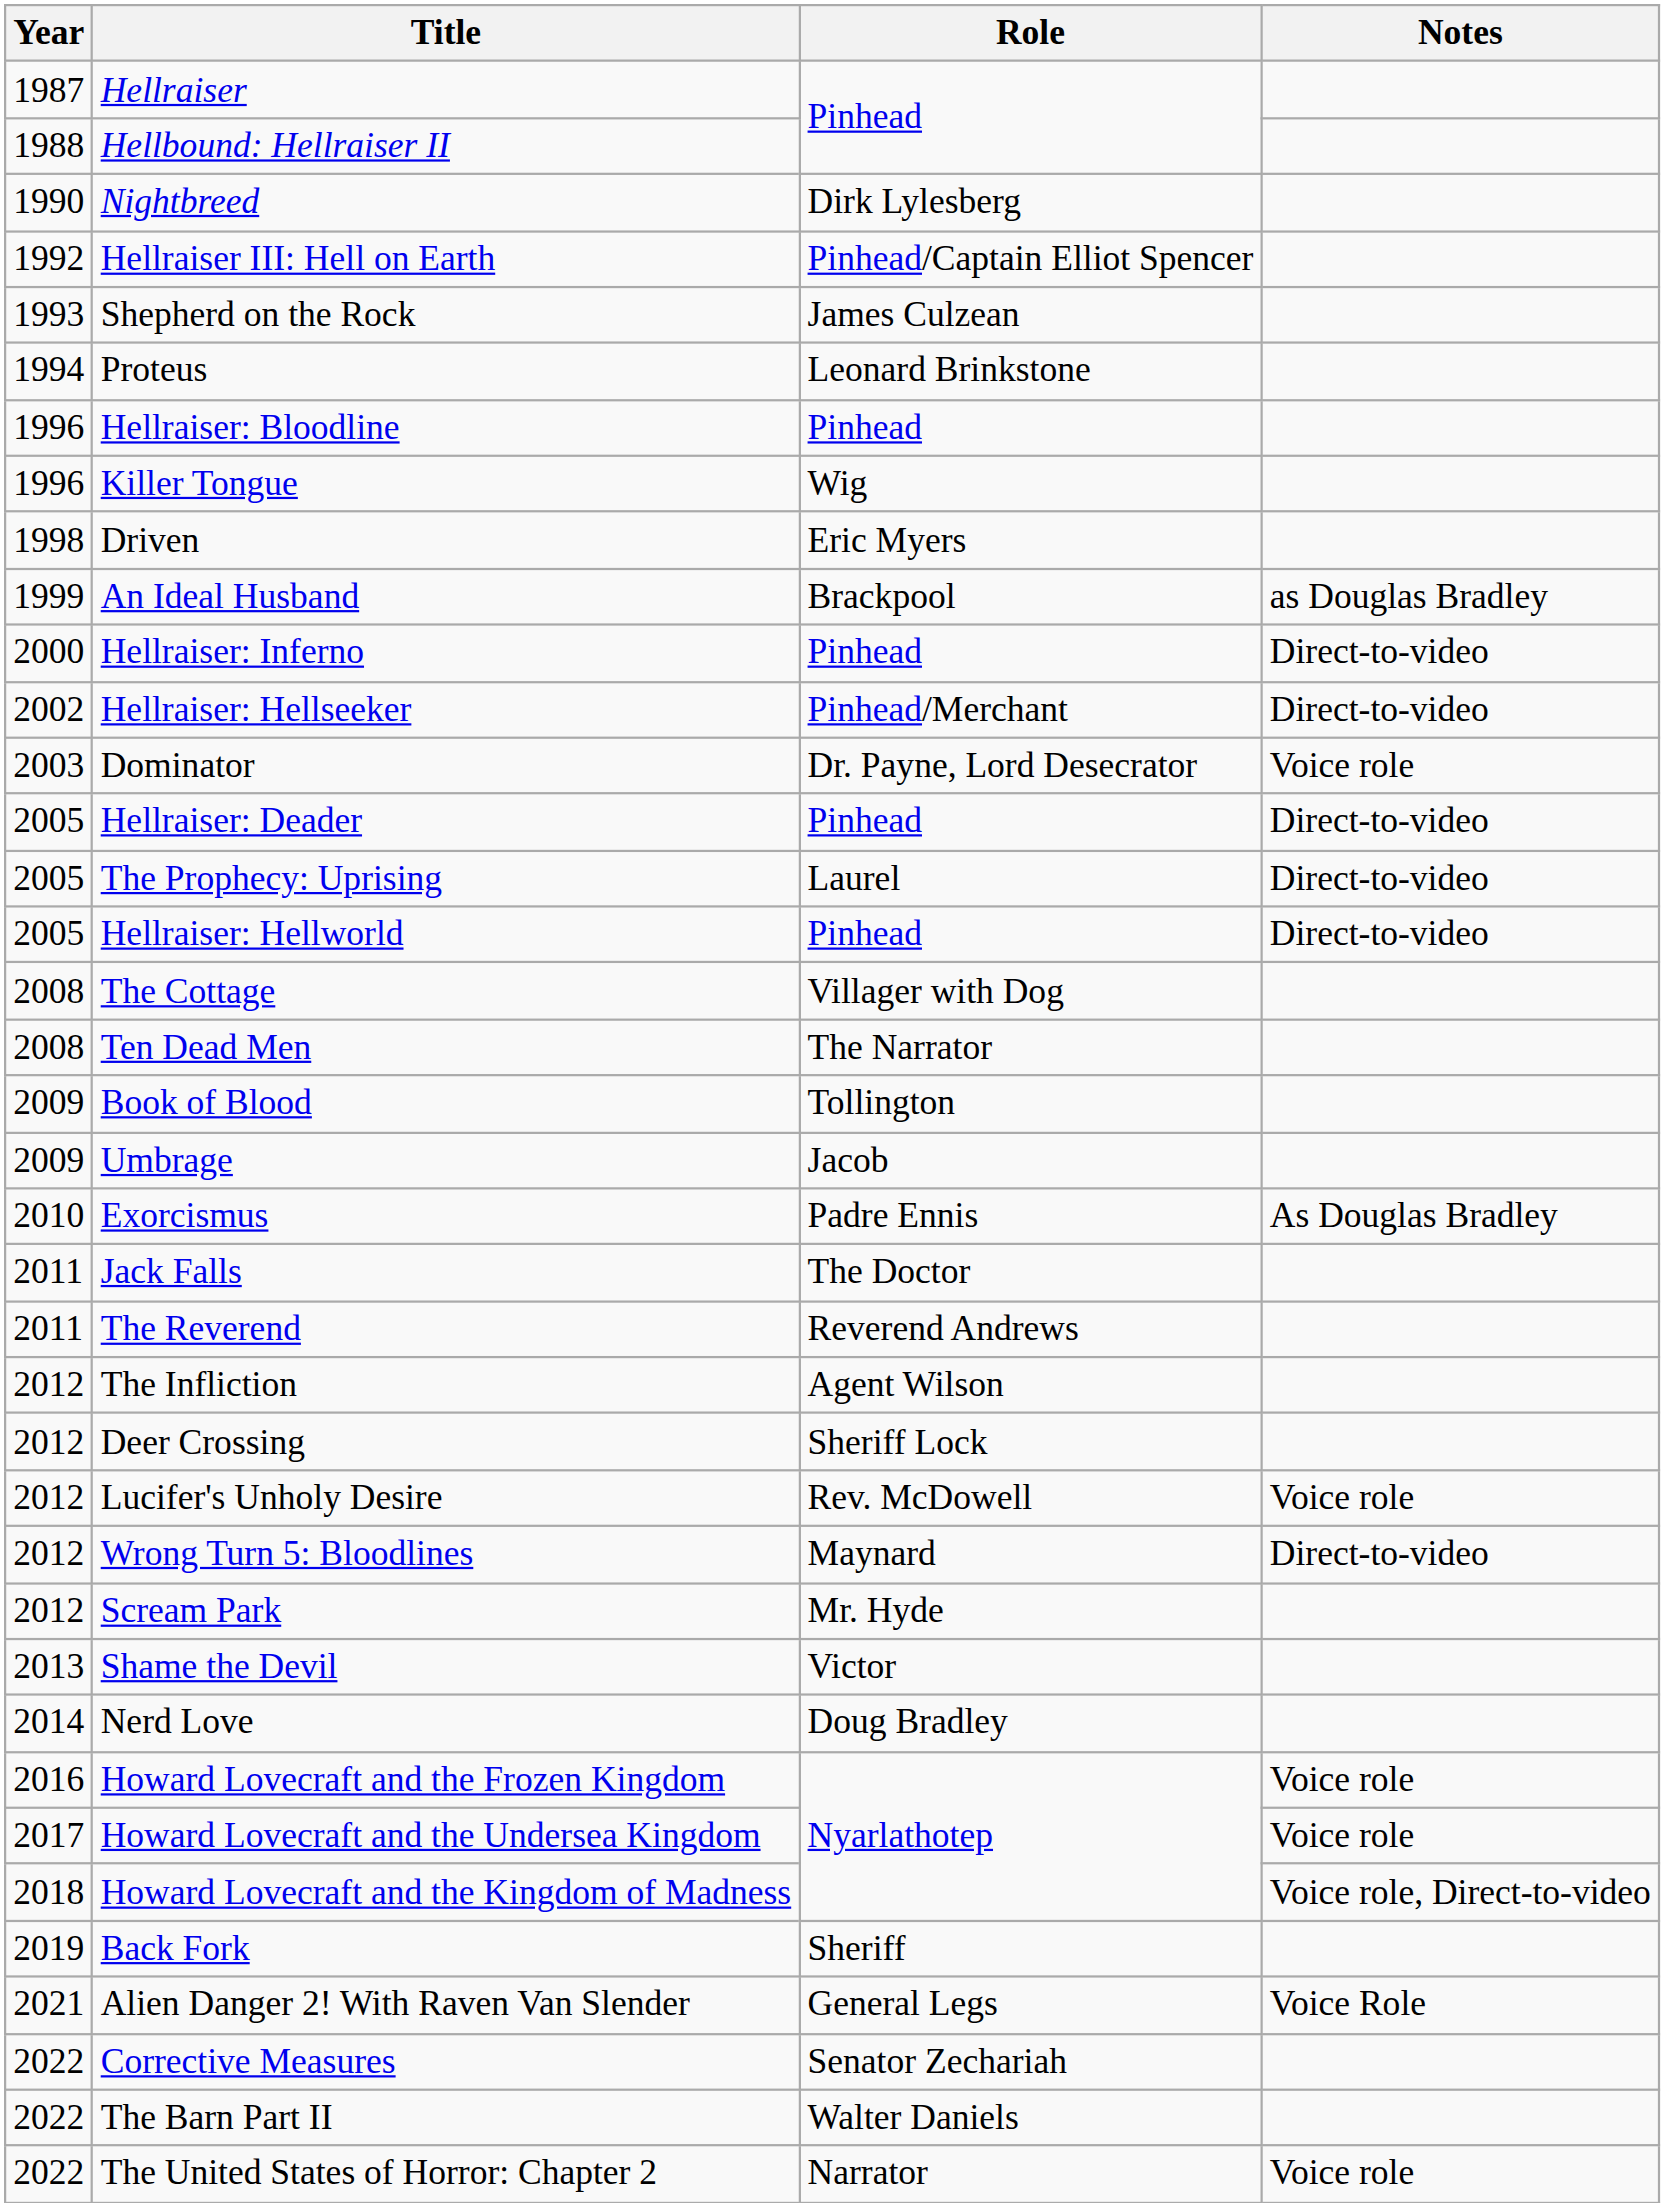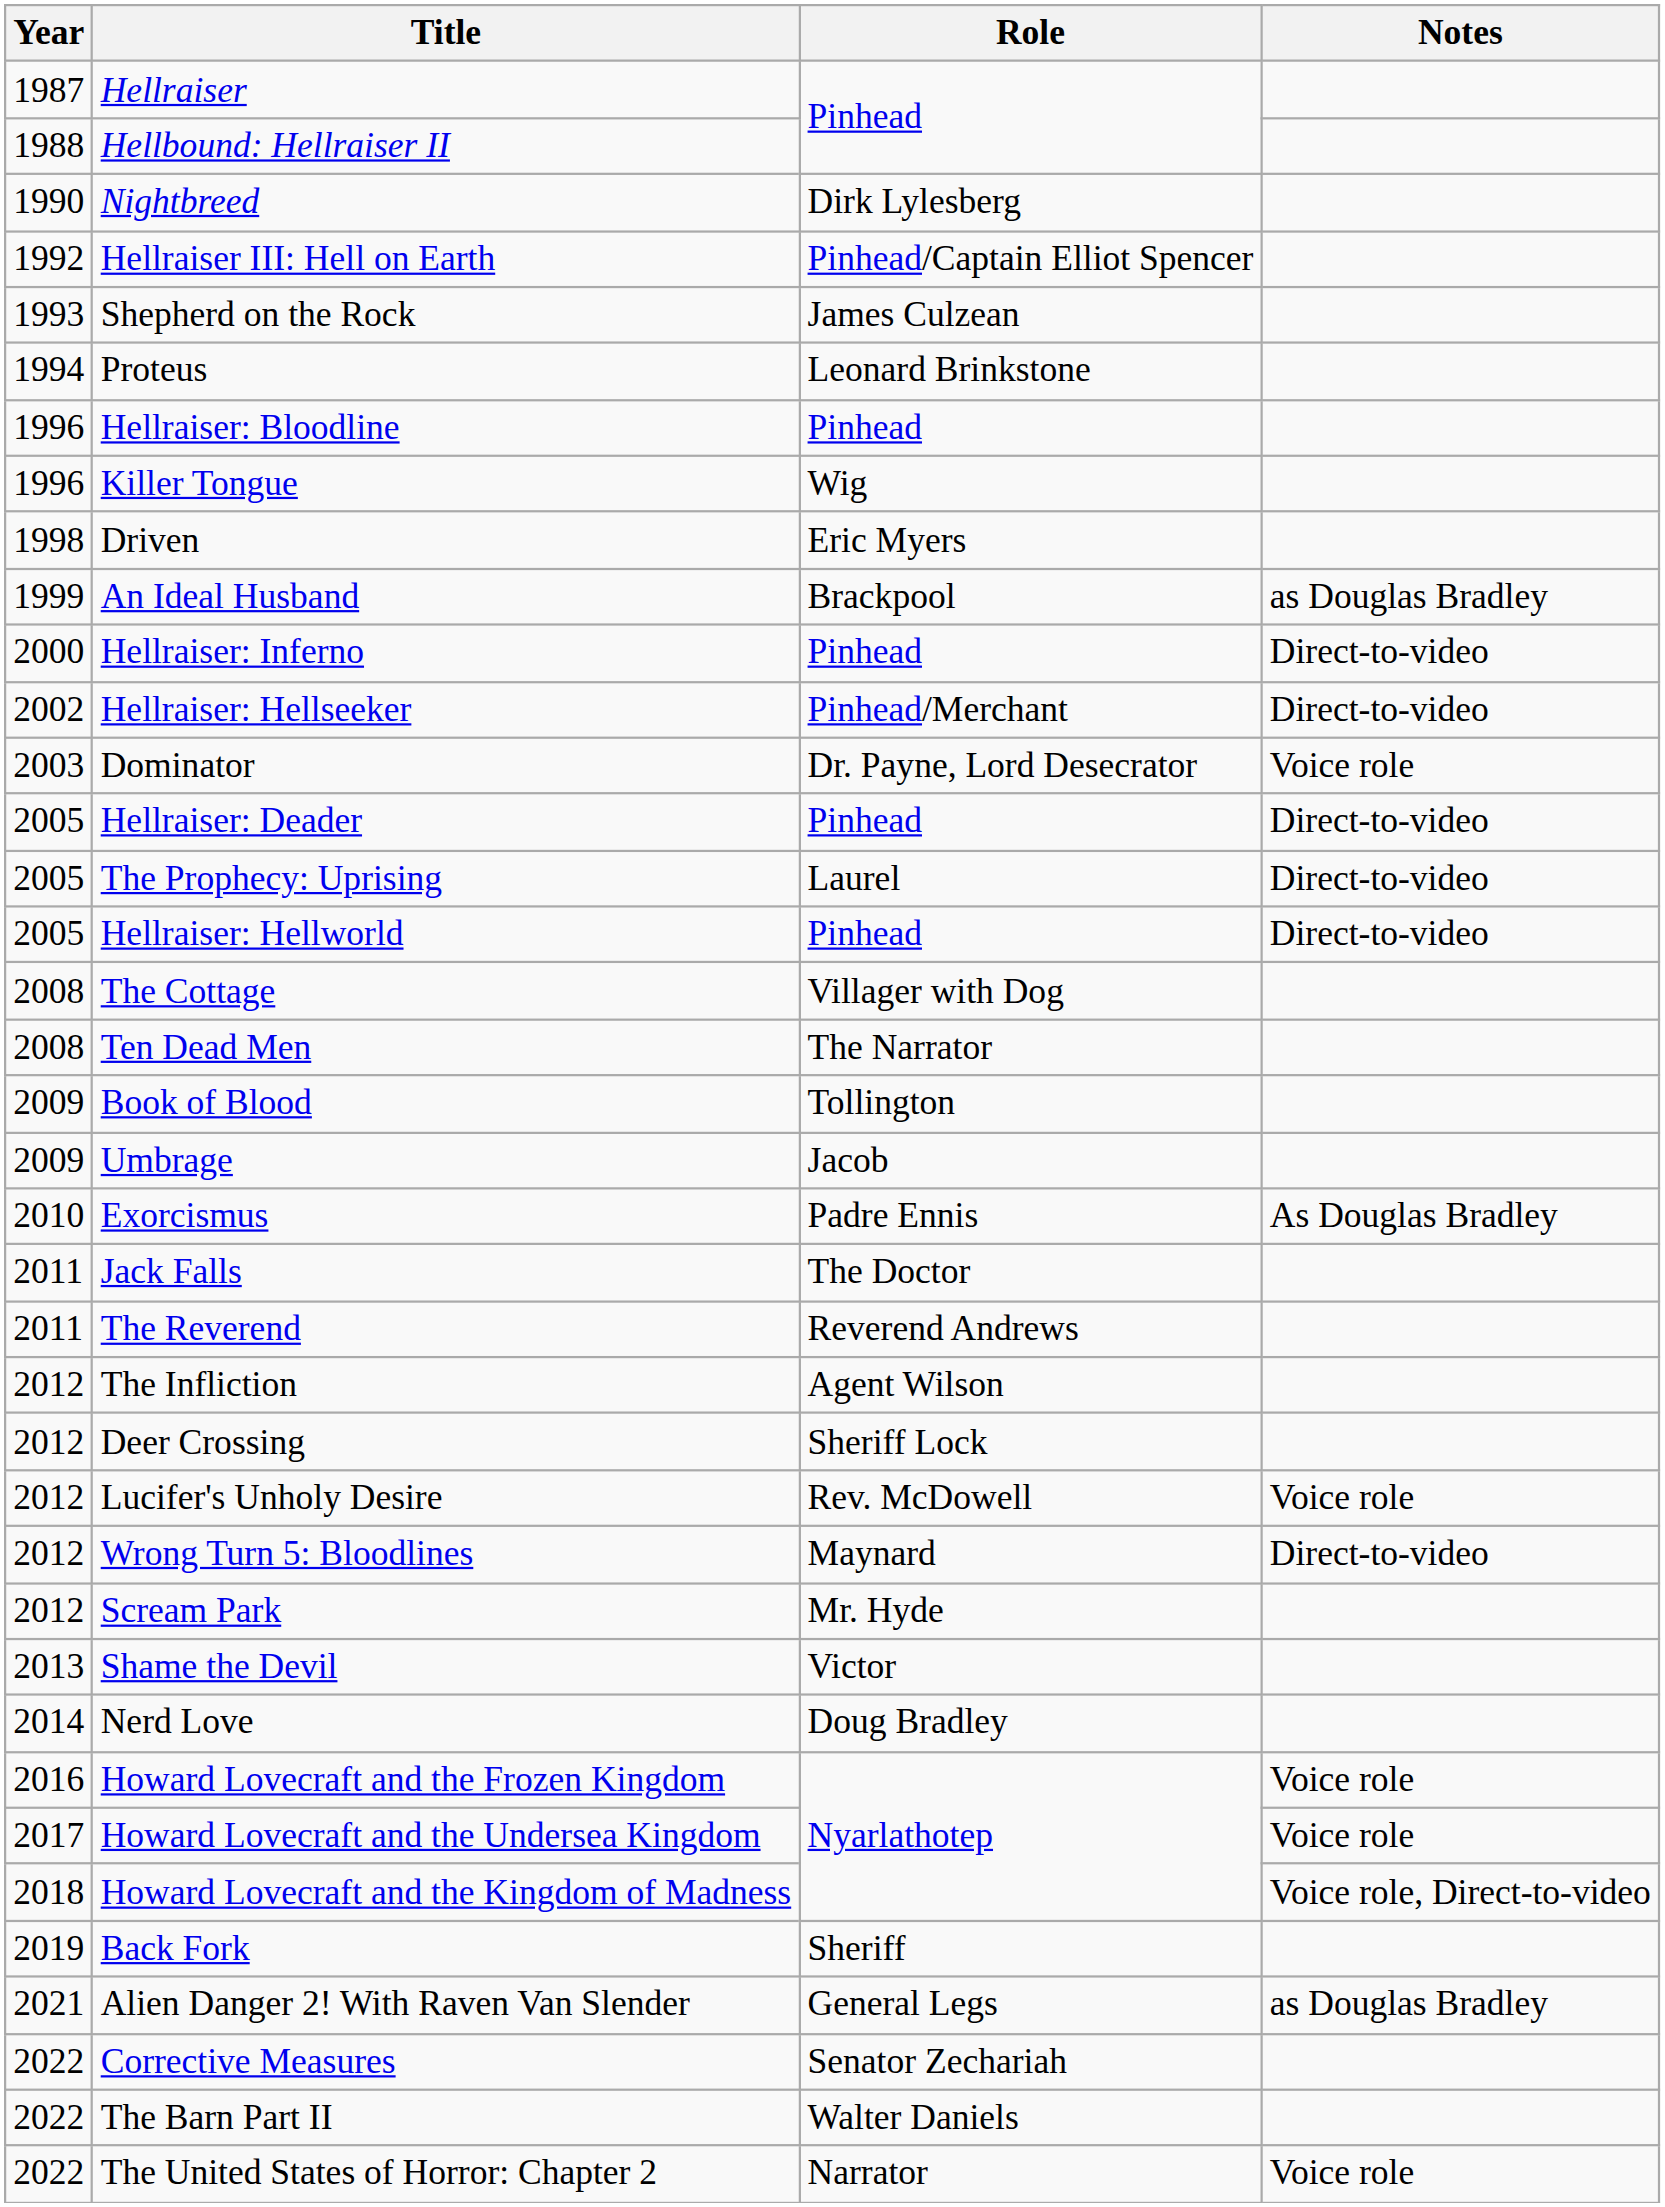(1348, 2004) Voice Role -> (1409, 2004) as Douglas Bradley
